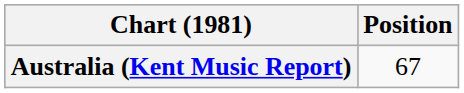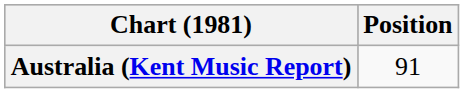(408, 66) 67 -> (408, 66) 91
